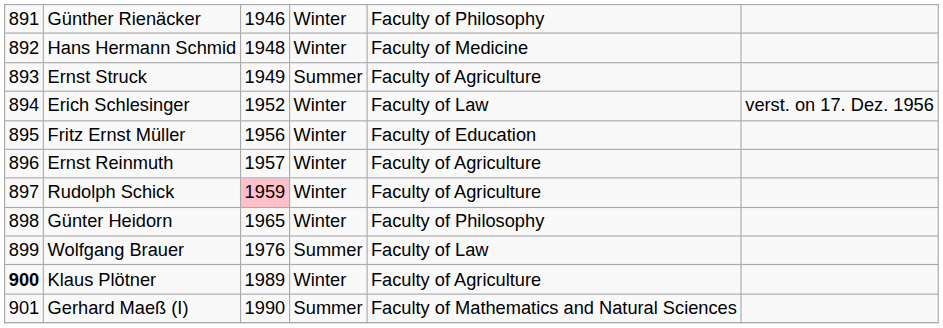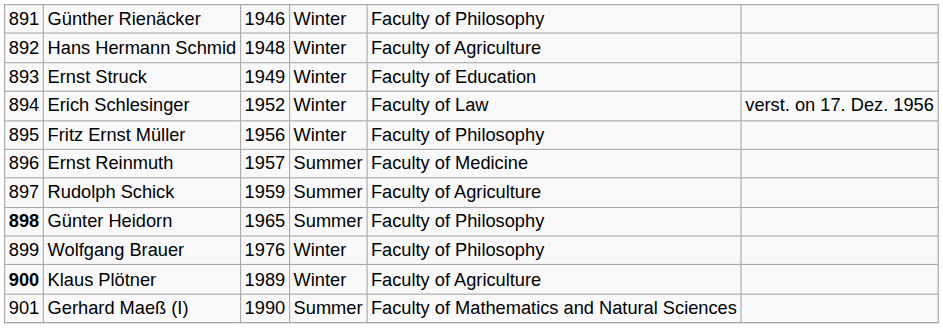(449, 47) Faculty of Medicine -> (456, 47) Faculty of Agriculture
(328, 76) Summer -> (320, 76) Winter
(456, 76) Faculty of Agriculture -> (454, 76) Faculty of Education
(454, 134) Faculty of Education -> (458, 134) Faculty of Philosophy
(320, 163) Winter -> (328, 163) Summer
(456, 163) Faculty of Agriculture -> (449, 163) Faculty of Medicine
(265, 192) pink background -> (265, 192) no background
(320, 192) Winter -> (328, 192) Summer
(24, 221) normal -> (24, 221) bold
(320, 221) Winter -> (328, 221) Summer
(328, 250) Summer -> (320, 250) Winter
(430, 250) Faculty of Law -> (458, 250) Faculty of Philosophy
